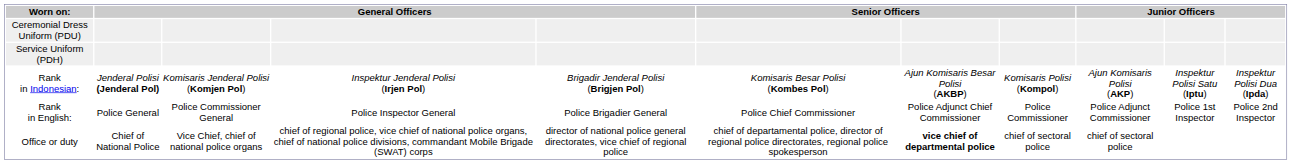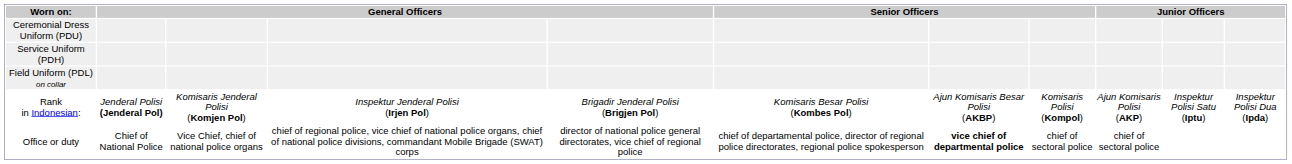+ row: (51, 78)
- row: (50, 112)
